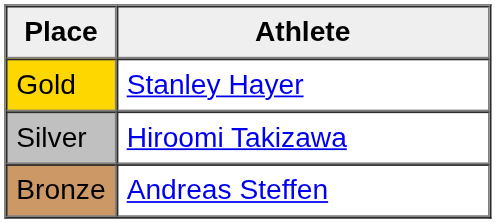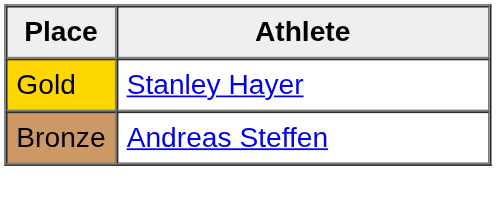- row: (52, 137)
